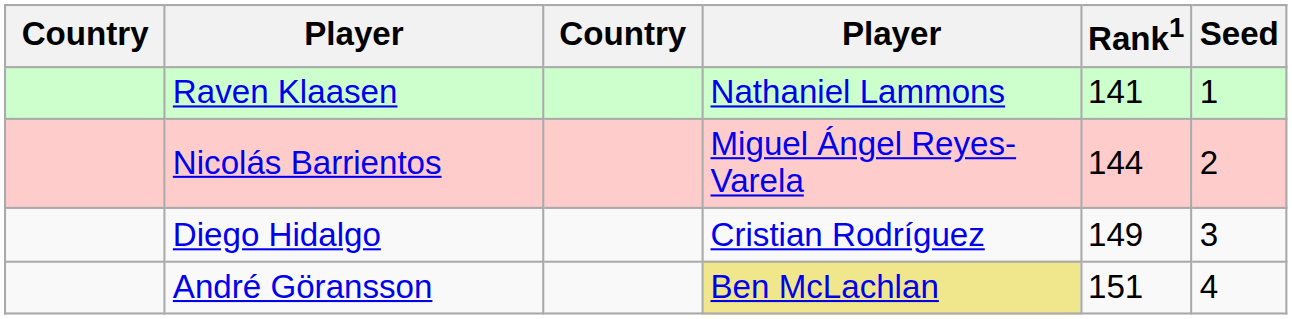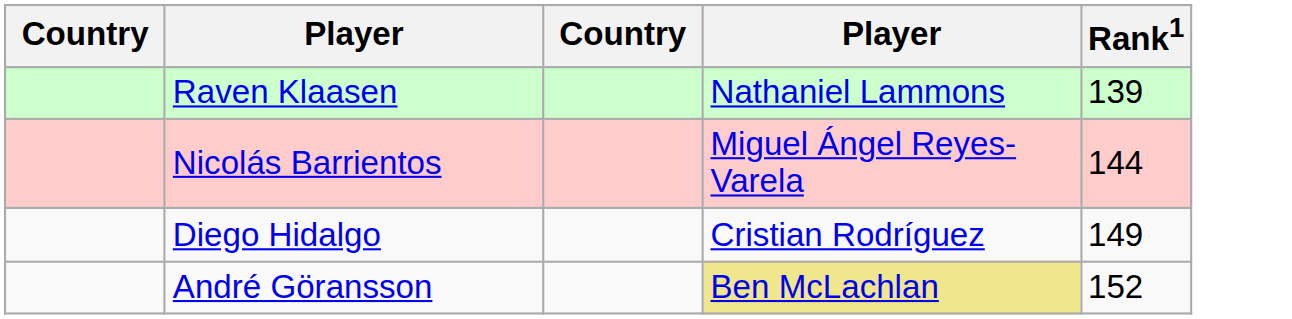- column: (1239, 35)
(1116, 92) 141 -> (1116, 92) 139
(1116, 287) 151 -> (1116, 287) 152
